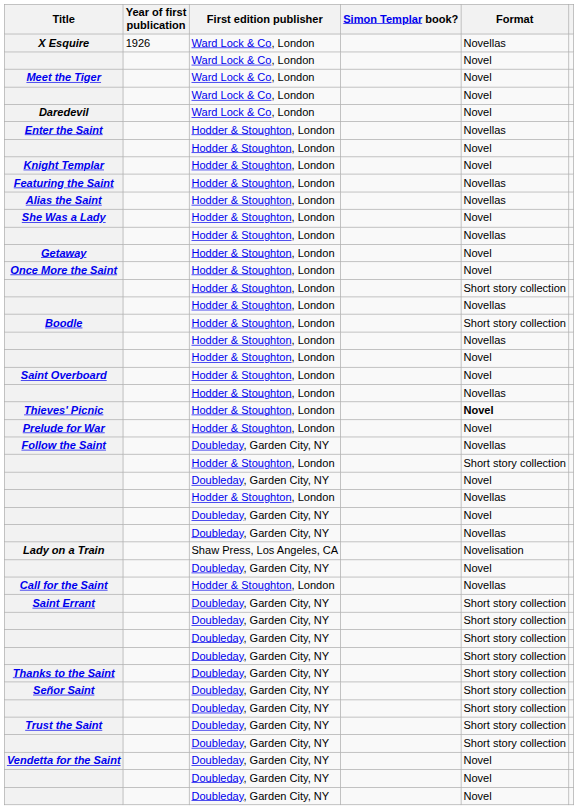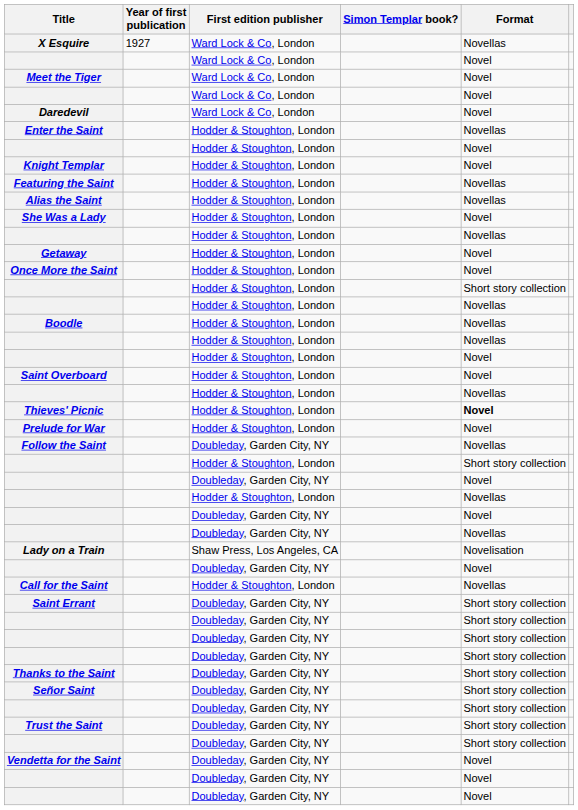(138, 43) 1926 -> (138, 43) 1927
(515, 323) Short story collection -> (485, 323) Novellas
